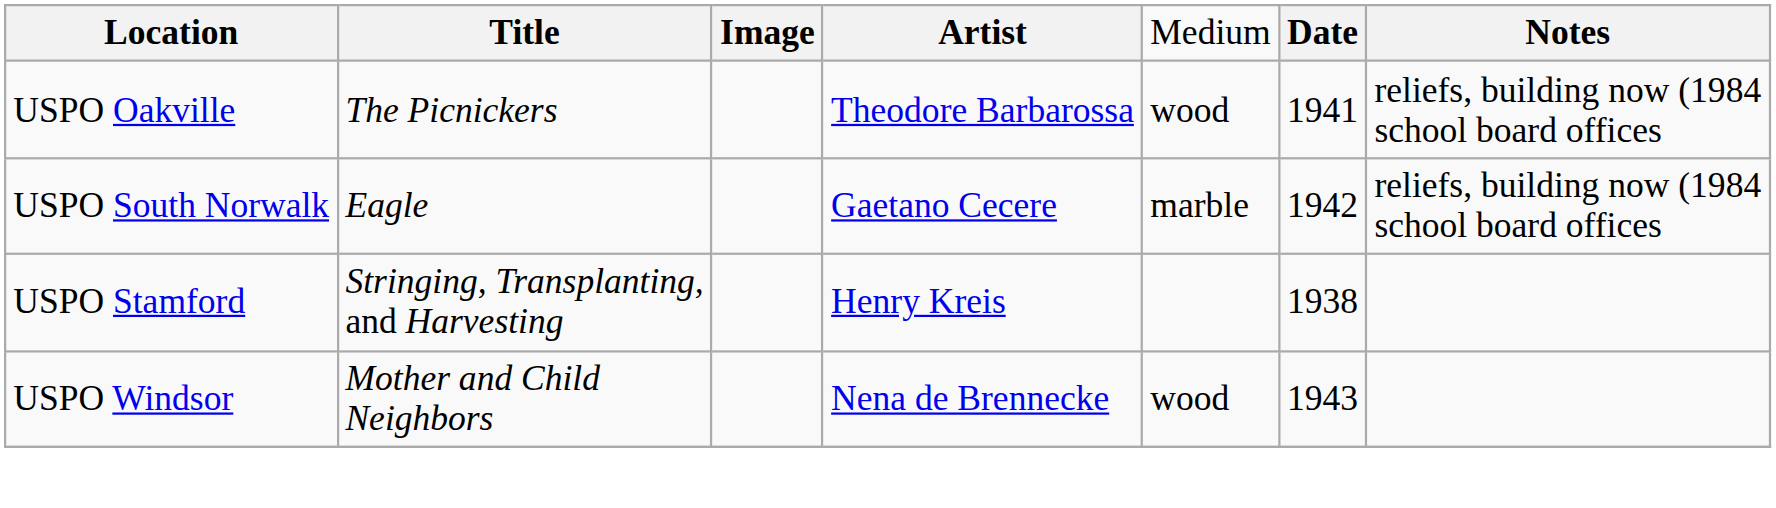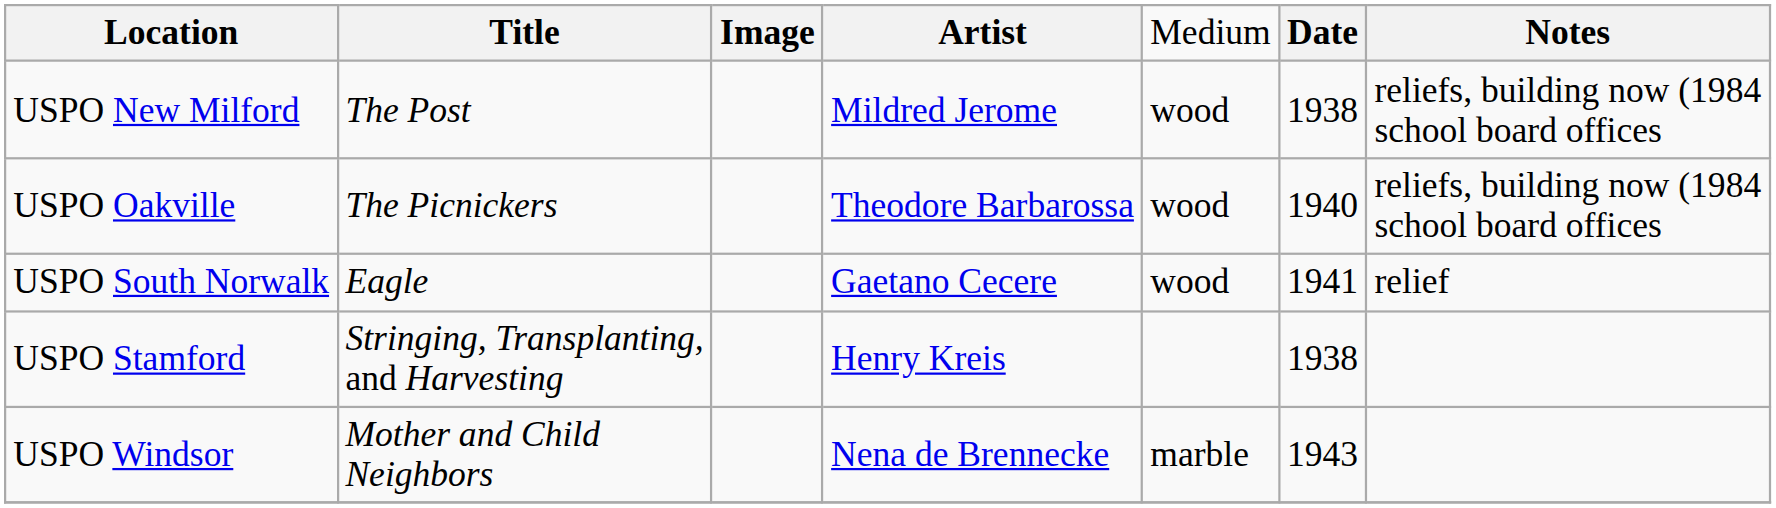+ row: (156, 108)
(1323, 108) 1941 -> (1323, 205) 1940
(1200, 205) marble -> (1190, 281) wood
(1323, 205) 1942 -> (1323, 281) 1941
(1568, 205) reliefs, building now (1984 school board offices -> (1412, 281) relief
(1190, 397) wood -> (1200, 454) marble
